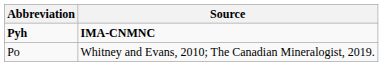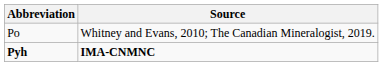rows swapped: (17, 33) <-> (13, 52)
